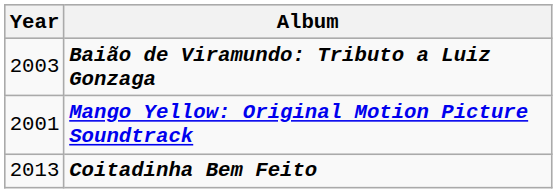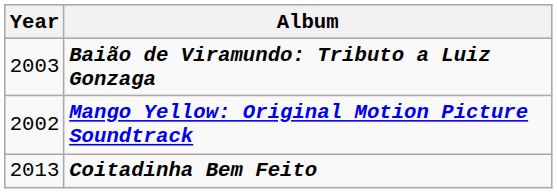(35, 125) 2001 -> (35, 125) 2002
